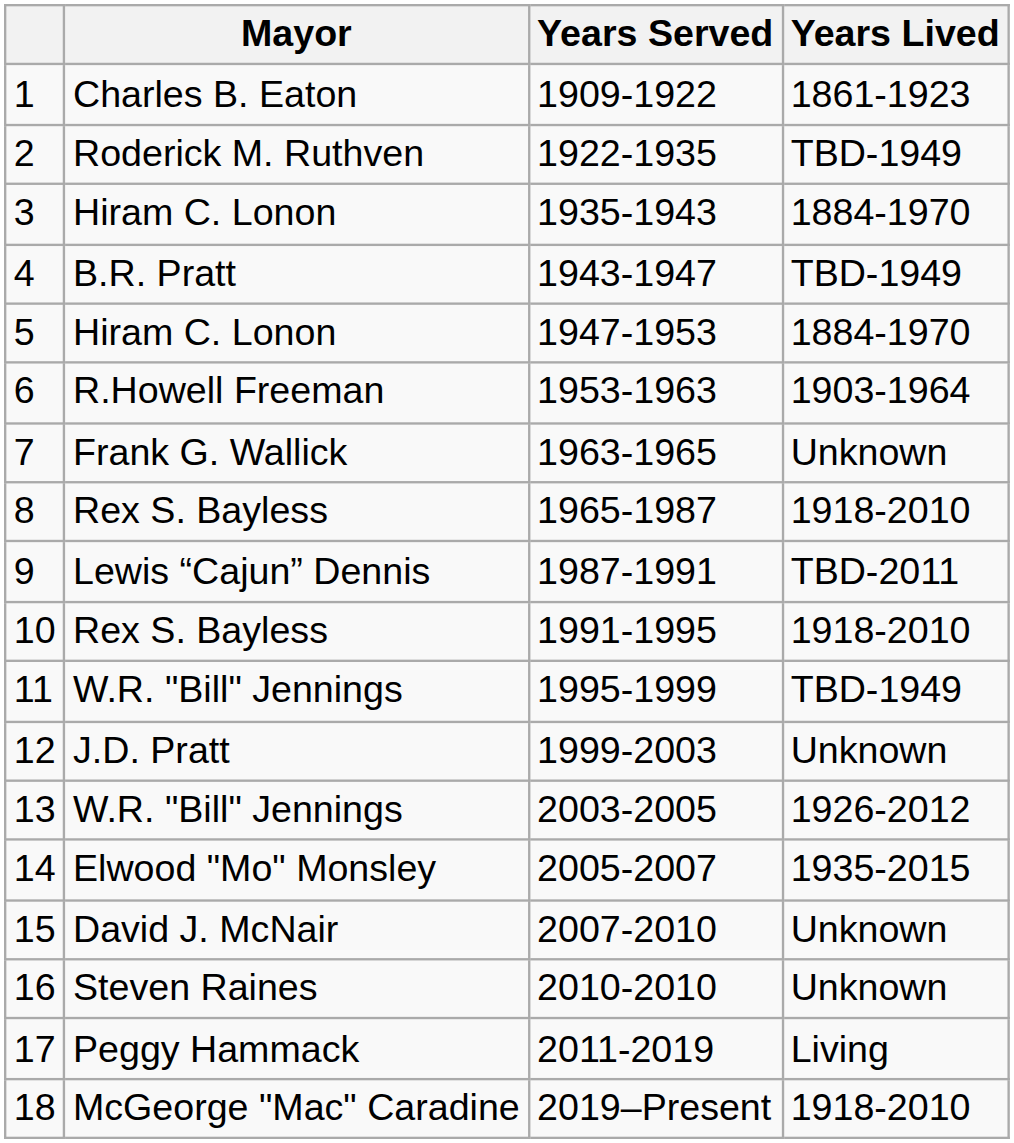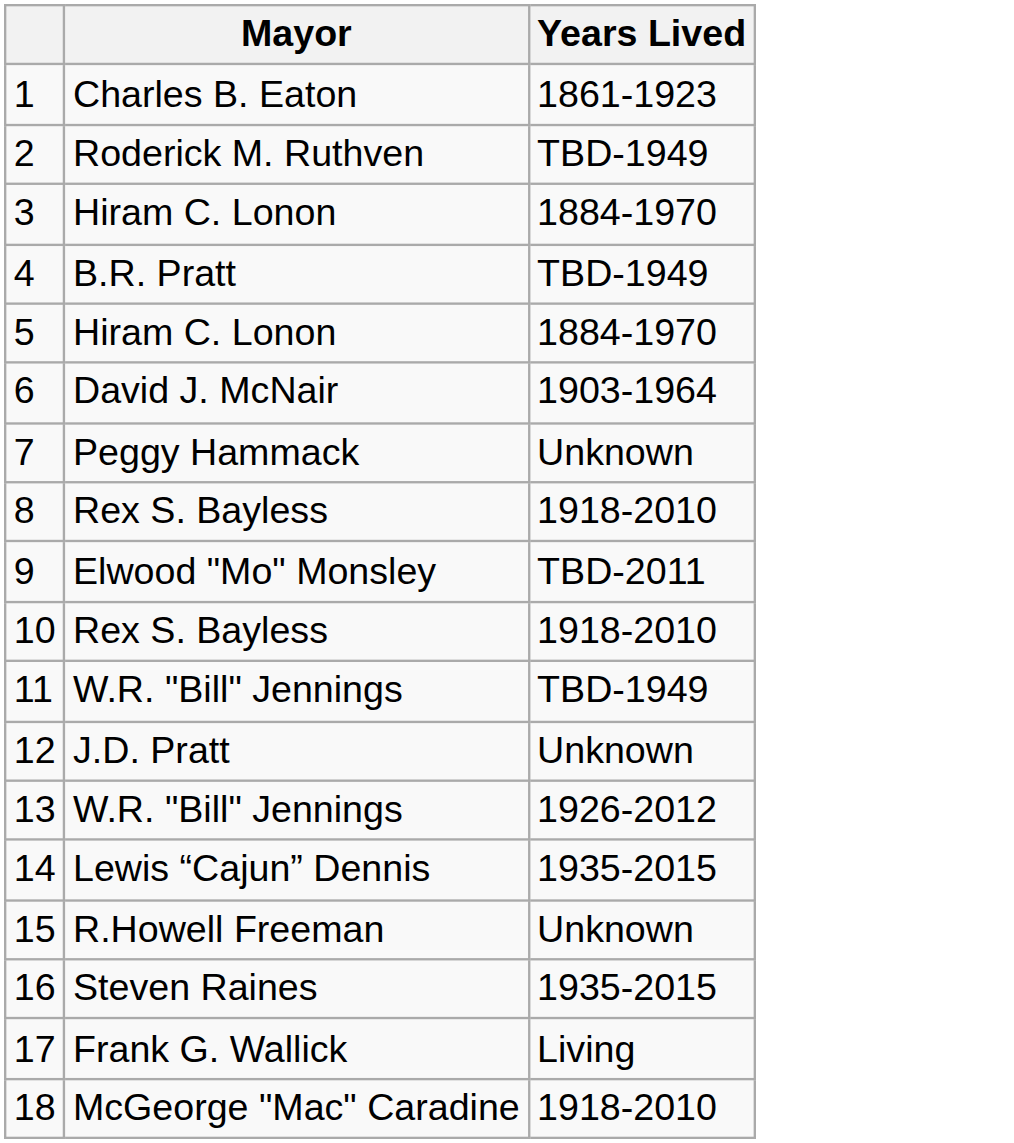- column: (655, 34)
(229, 392) R.Howell Freeman -> (206, 392) David J. McNair
(210, 451) Frank G. Wallick -> (216, 451) Peggy Hammack
(252, 570) Lewis “Cajun” Dennis -> (255, 570) Elwood "Mo" Monsley
(255, 869) Elwood "Mo" Monsley -> (252, 869) Lewis “Cajun” Dennis
(206, 928) David J. McNair -> (229, 928) R.Howell Freeman
(869, 988) Unknown -> (627, 988) 1935-2015
(216, 1048) Peggy Hammack -> (210, 1048) Frank G. Wallick
